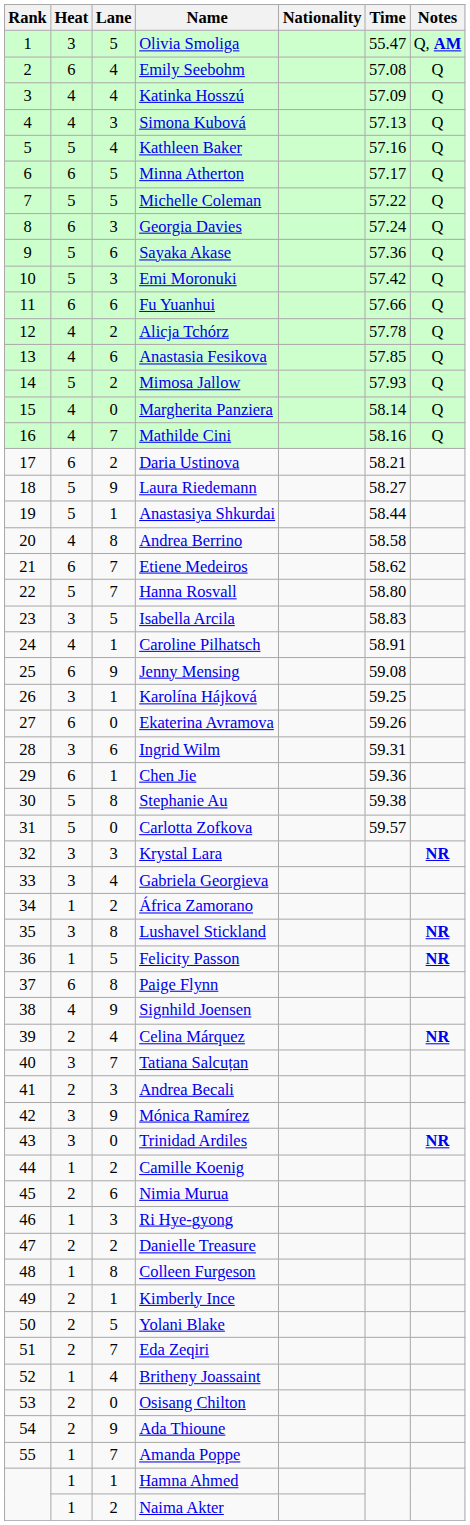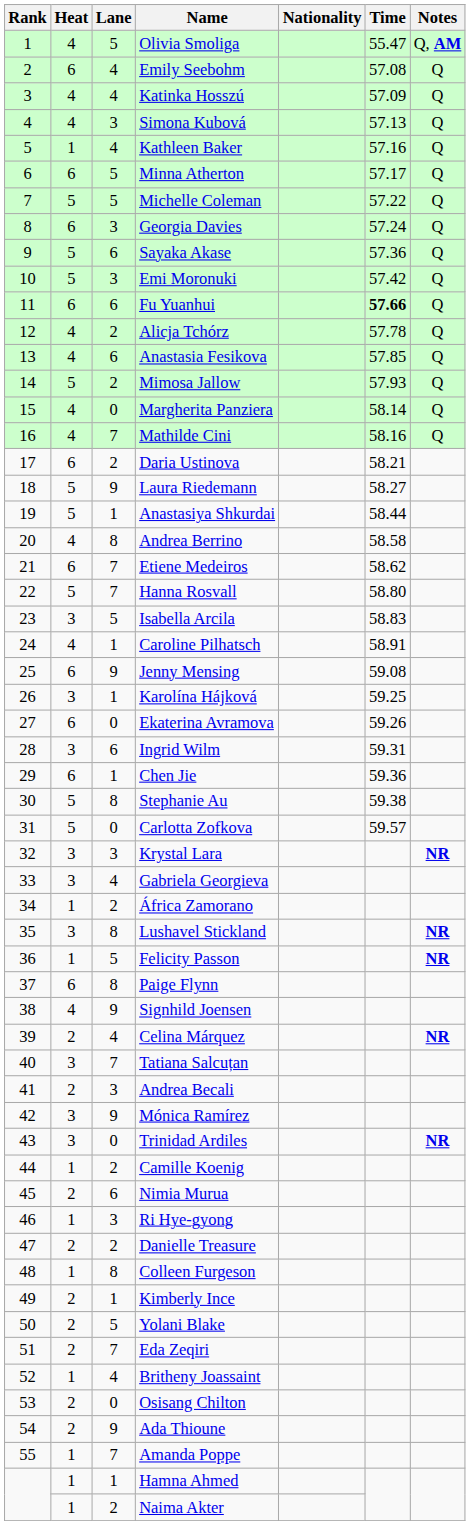(71, 43) 3 -> (71, 43) 4
(71, 148) 5 -> (71, 148) 1
(388, 305) normal -> (388, 305) bold
